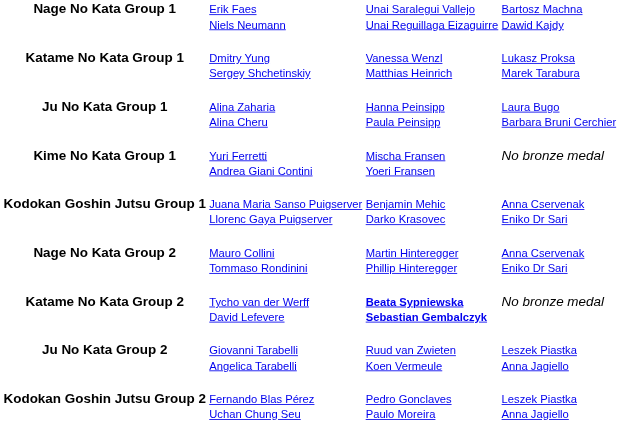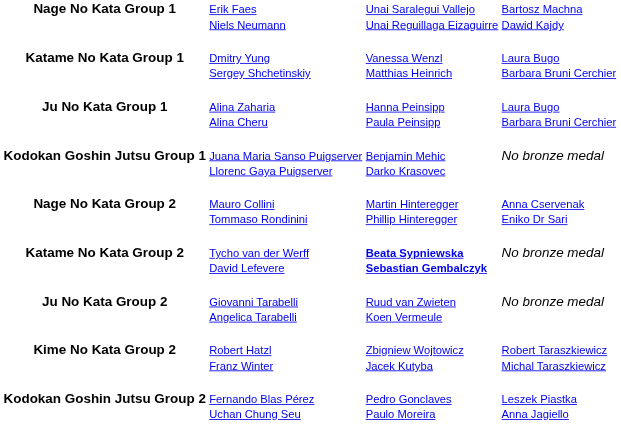(541, 66) Lukasz Proksa Marek Tarabura -> (559, 66) Laura Bugo Barbara Bruni Cerchier
- row: (105, 155)
(543, 212) Anna Cservenak Eniko Dr Sari -> (553, 155) No bronze medal
(539, 358) Leszek Piastka Anna Jagiello -> (553, 301) No bronze medal
+ row: (105, 350)
